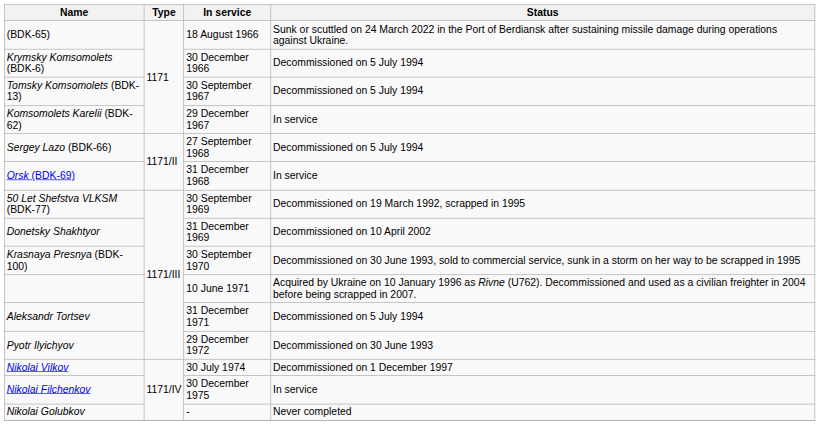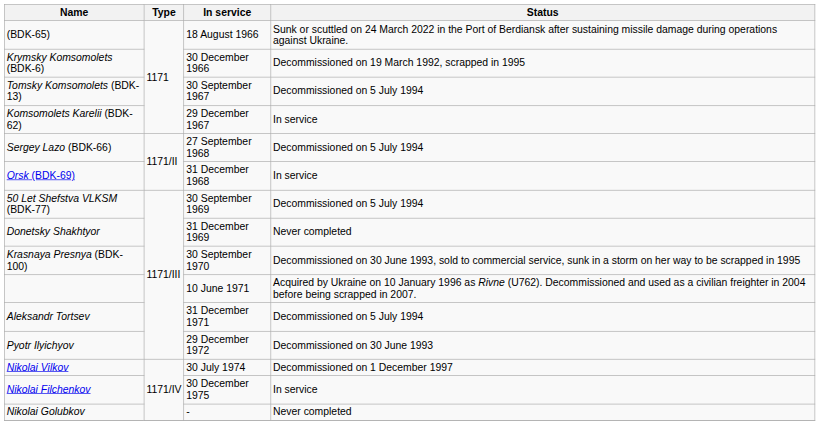(348, 63) Decommissioned on 5 July 1994 -> (399, 63) Decommissioned on 19 March 1992, scrapped in 1995
(399, 204) Decommissioned on 19 March 1992, scrapped in 1995 -> (348, 204) Decommissioned on 5 July 1994
(352, 232) Decommissioned on 10 April 2002 -> (312, 232) Never completed
